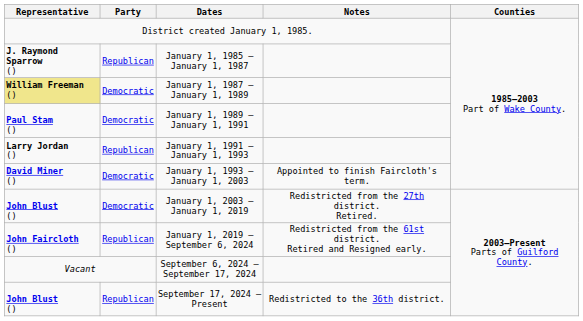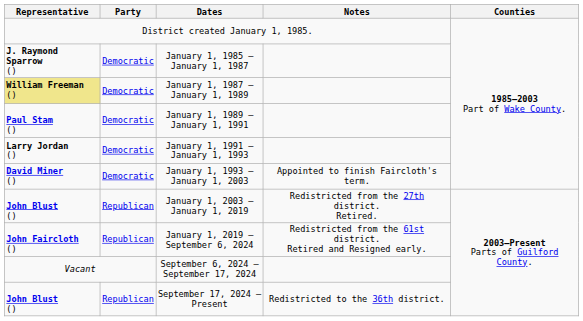(128, 61) Republican -> (128, 61) Democratic
(128, 150) Republican -> (128, 150) Democratic
(128, 206) Democratic -> (128, 206) Republican
